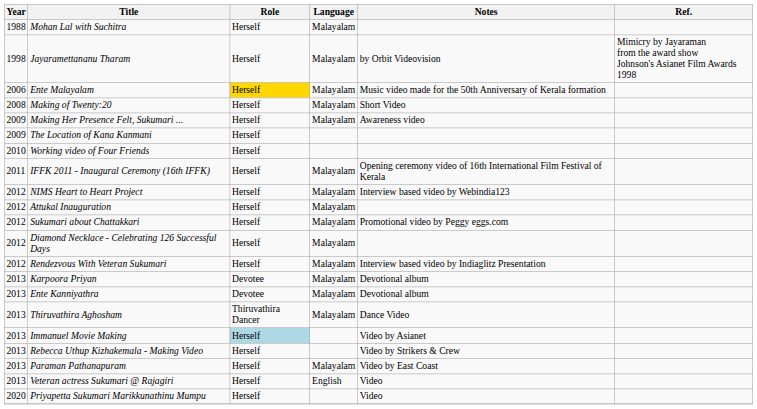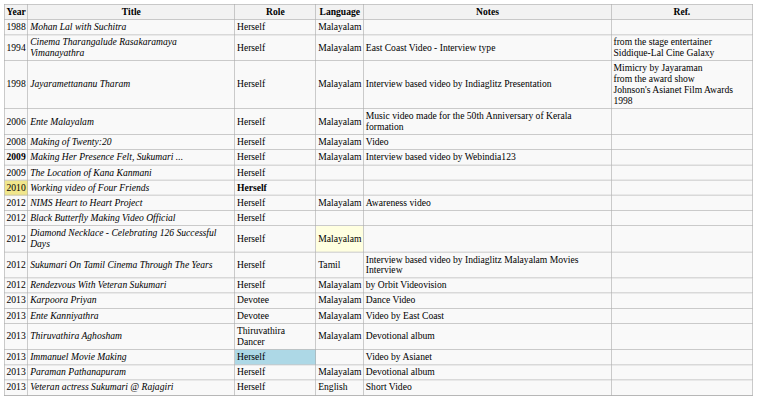+ row: (103, 47)
(400, 58) by Orbit Videovision -> (459, 84) Interview based video by Indiaglitz Presentation
(246, 90) gold background -> (251, 121) no background
(383, 105) Short Video -> (377, 142) Video
(16, 120) normal -> (16, 157) bold
(392, 120) Awareness video -> (441, 157) Interview based video by Webindia123
(16, 151) no background -> (16, 187) khaki background
(246, 151) normal -> (252, 187) bold
- row: (120, 171)
(435, 192) Interview based video by Webindia123 -> (398, 203) Awareness video
- row: (71, 207)
- row: (85, 222)
+ row: (103, 218)
(334, 243) no background -> (340, 238) lightyellow background
+ row: (121, 265)
(453, 264) Interview based video by Indiaglitz Presentation -> (406, 285) by Orbit Videovision
(394, 279) Devotional album -> (391, 300) Dance Video
(394, 294) Devotional album -> (405, 316) Video by East Coast
(385, 315) Dance Video -> (400, 336) Devotional album
- row: (117, 350)
(399, 366) Video by East Coast -> (400, 372) Devotional album
(371, 381) Video -> (389, 387) Short Video
- row: (118, 396)
